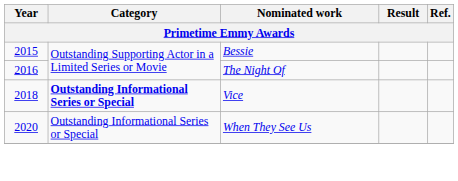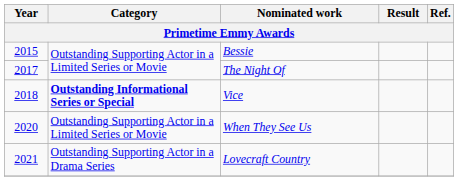(26, 70) 2016 -> (26, 70) 2017
(130, 127) Outstanding Informational Series or Special -> (132, 127) Outstanding Supporting Actor in a Limited Series or Movie
+ row: (267, 159)
